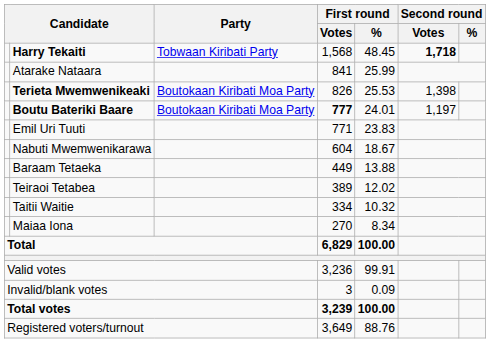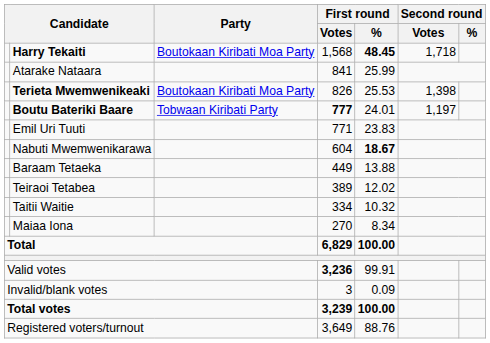(217, 52) Tobwaan Kiribati Party -> (236, 52) Boutokaan Kiribati Moa Party
(380, 52) normal -> (380, 52) bold
(441, 52) bold -> (441, 52) normal
(236, 110) Boutokaan Kiribati Moa Party -> (217, 110) Tobwaan Kiribati Party
(380, 149) normal -> (380, 149) bold
(337, 270) normal -> (337, 270) bold
